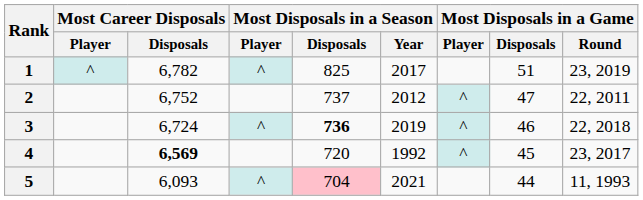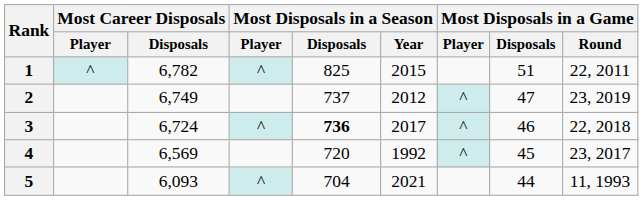(409, 70) 2017 -> (409, 70) 2015
(600, 70) 23, 2019 -> (600, 70) 22, 2011
(178, 98) 6,752 -> (178, 98) 6,749
(600, 98) 22, 2011 -> (600, 98) 23, 2019
(409, 125) 2019 -> (409, 125) 2017
(178, 153) bold -> (178, 153) normal
(337, 181) pink background -> (337, 181) no background
